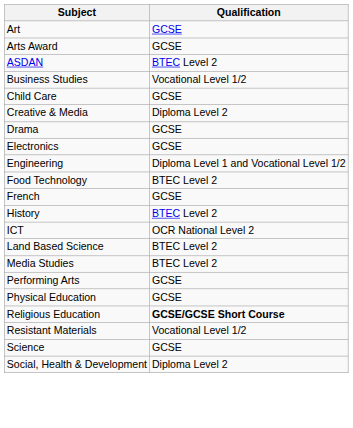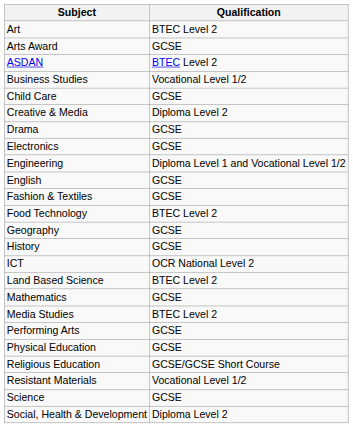(167, 29) GCSE -> (184, 29) BTEC Level 2
+ row: (24, 180)
+ row: (50, 197)
- row: (23, 197)
+ row: (33, 230)
(184, 213) BTEC Level 2 -> (167, 247) GCSE
+ row: (37, 297)
(218, 314) bold -> (216, 364) normal
